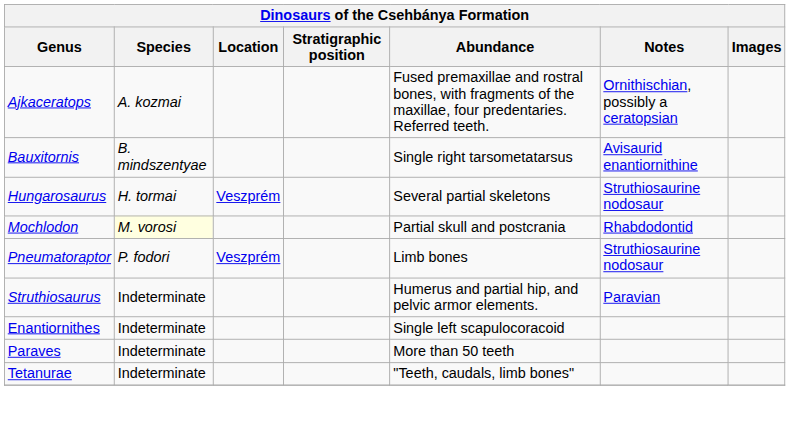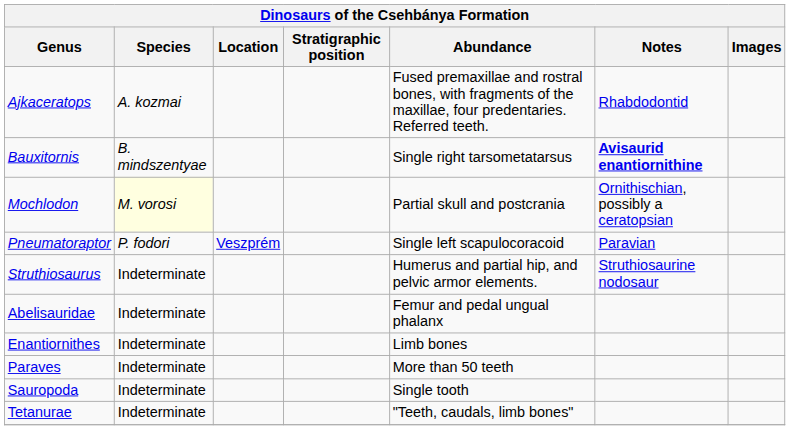(647, 102) Ornithischian, possibly a ceratopsian -> (643, 102) Rhabdodontid
(651, 157) normal -> (651, 157) bold
- row: (57, 196)
(648, 227) Rhabdodontid -> (643, 204) Ornithischian, possibly a ceratopsian
(431, 258) Limb bones -> (478, 243) Single left scapulocoracoid
(652, 258) Struthiosaurine nodosaur -> (627, 243) Paravian
(632, 297) Paravian -> (647, 274) Struthiosaurine nodosaur
+ row: (51, 313)
(479, 328) Single left scapulocoracoid -> (430, 344) Limb bones
+ row: (43, 390)
